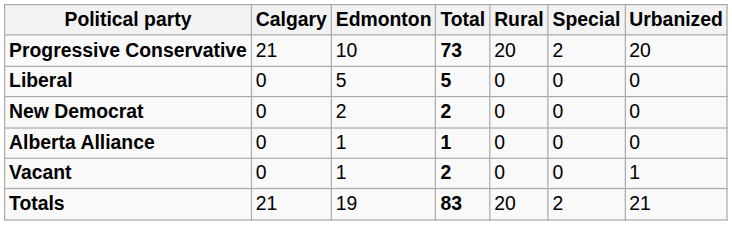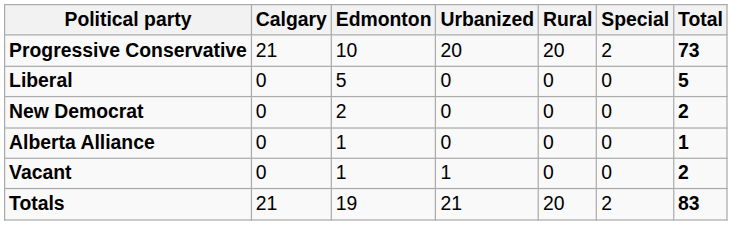columns swapped: (676, 19) <-> (463, 19)
